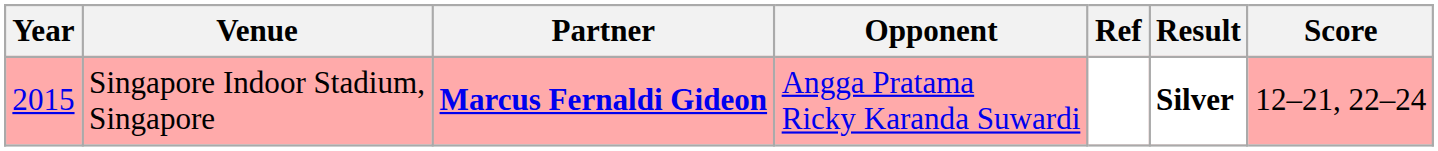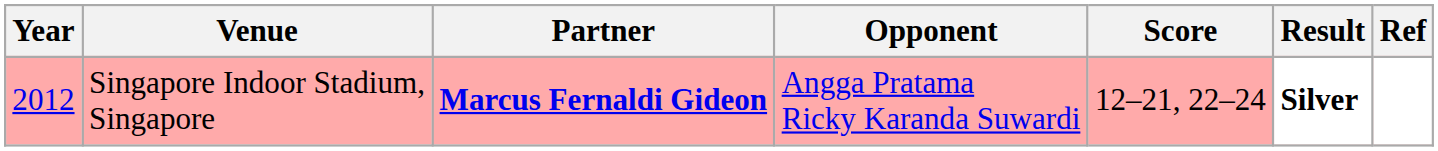columns swapped: (1341, 30) <-> (1118, 30)
(43, 100) 2015 -> (43, 100) 2012
